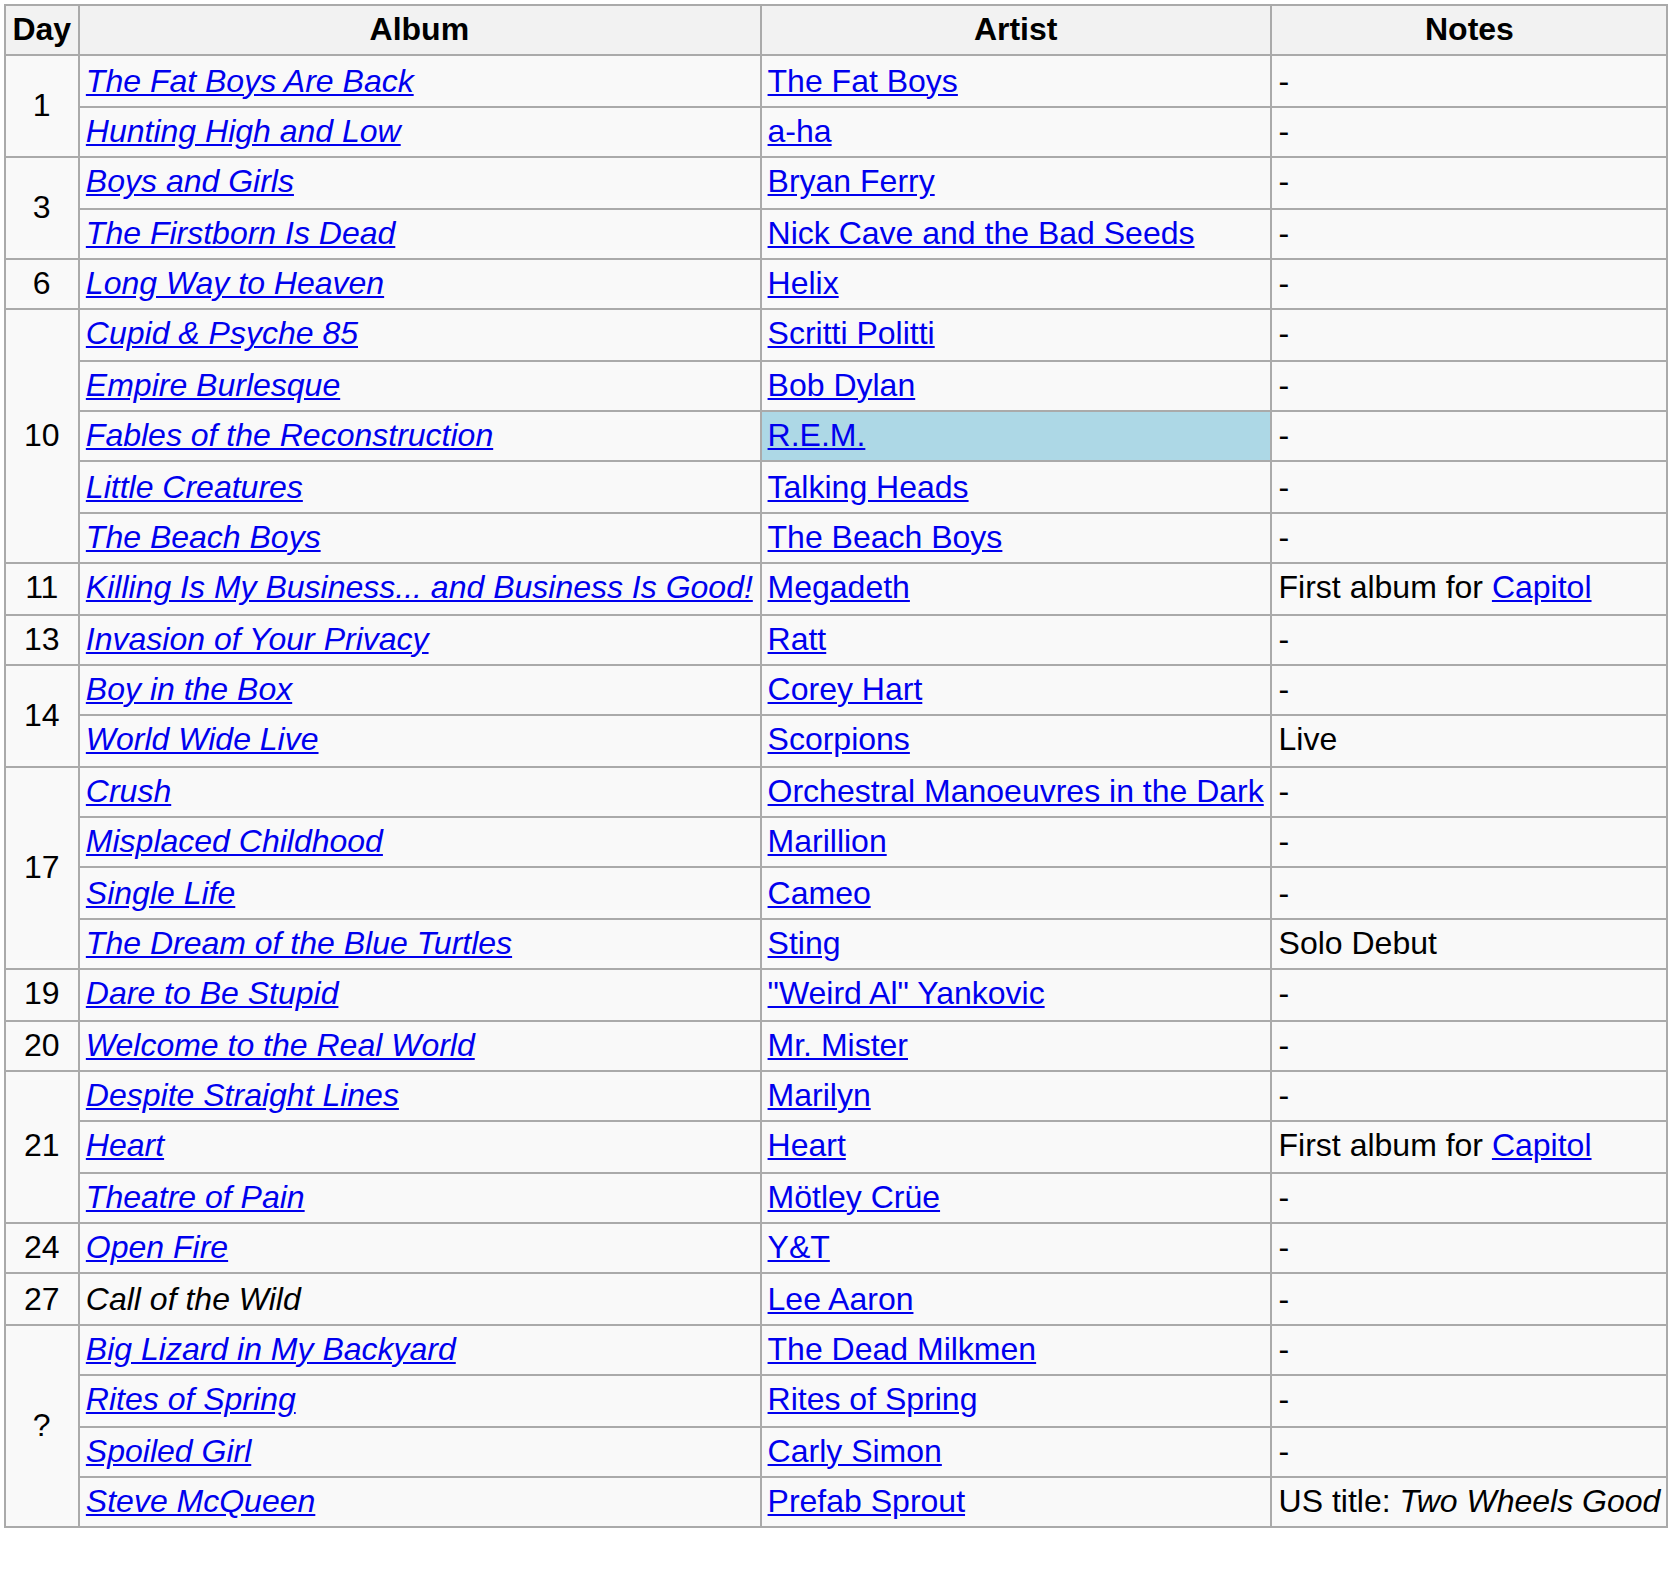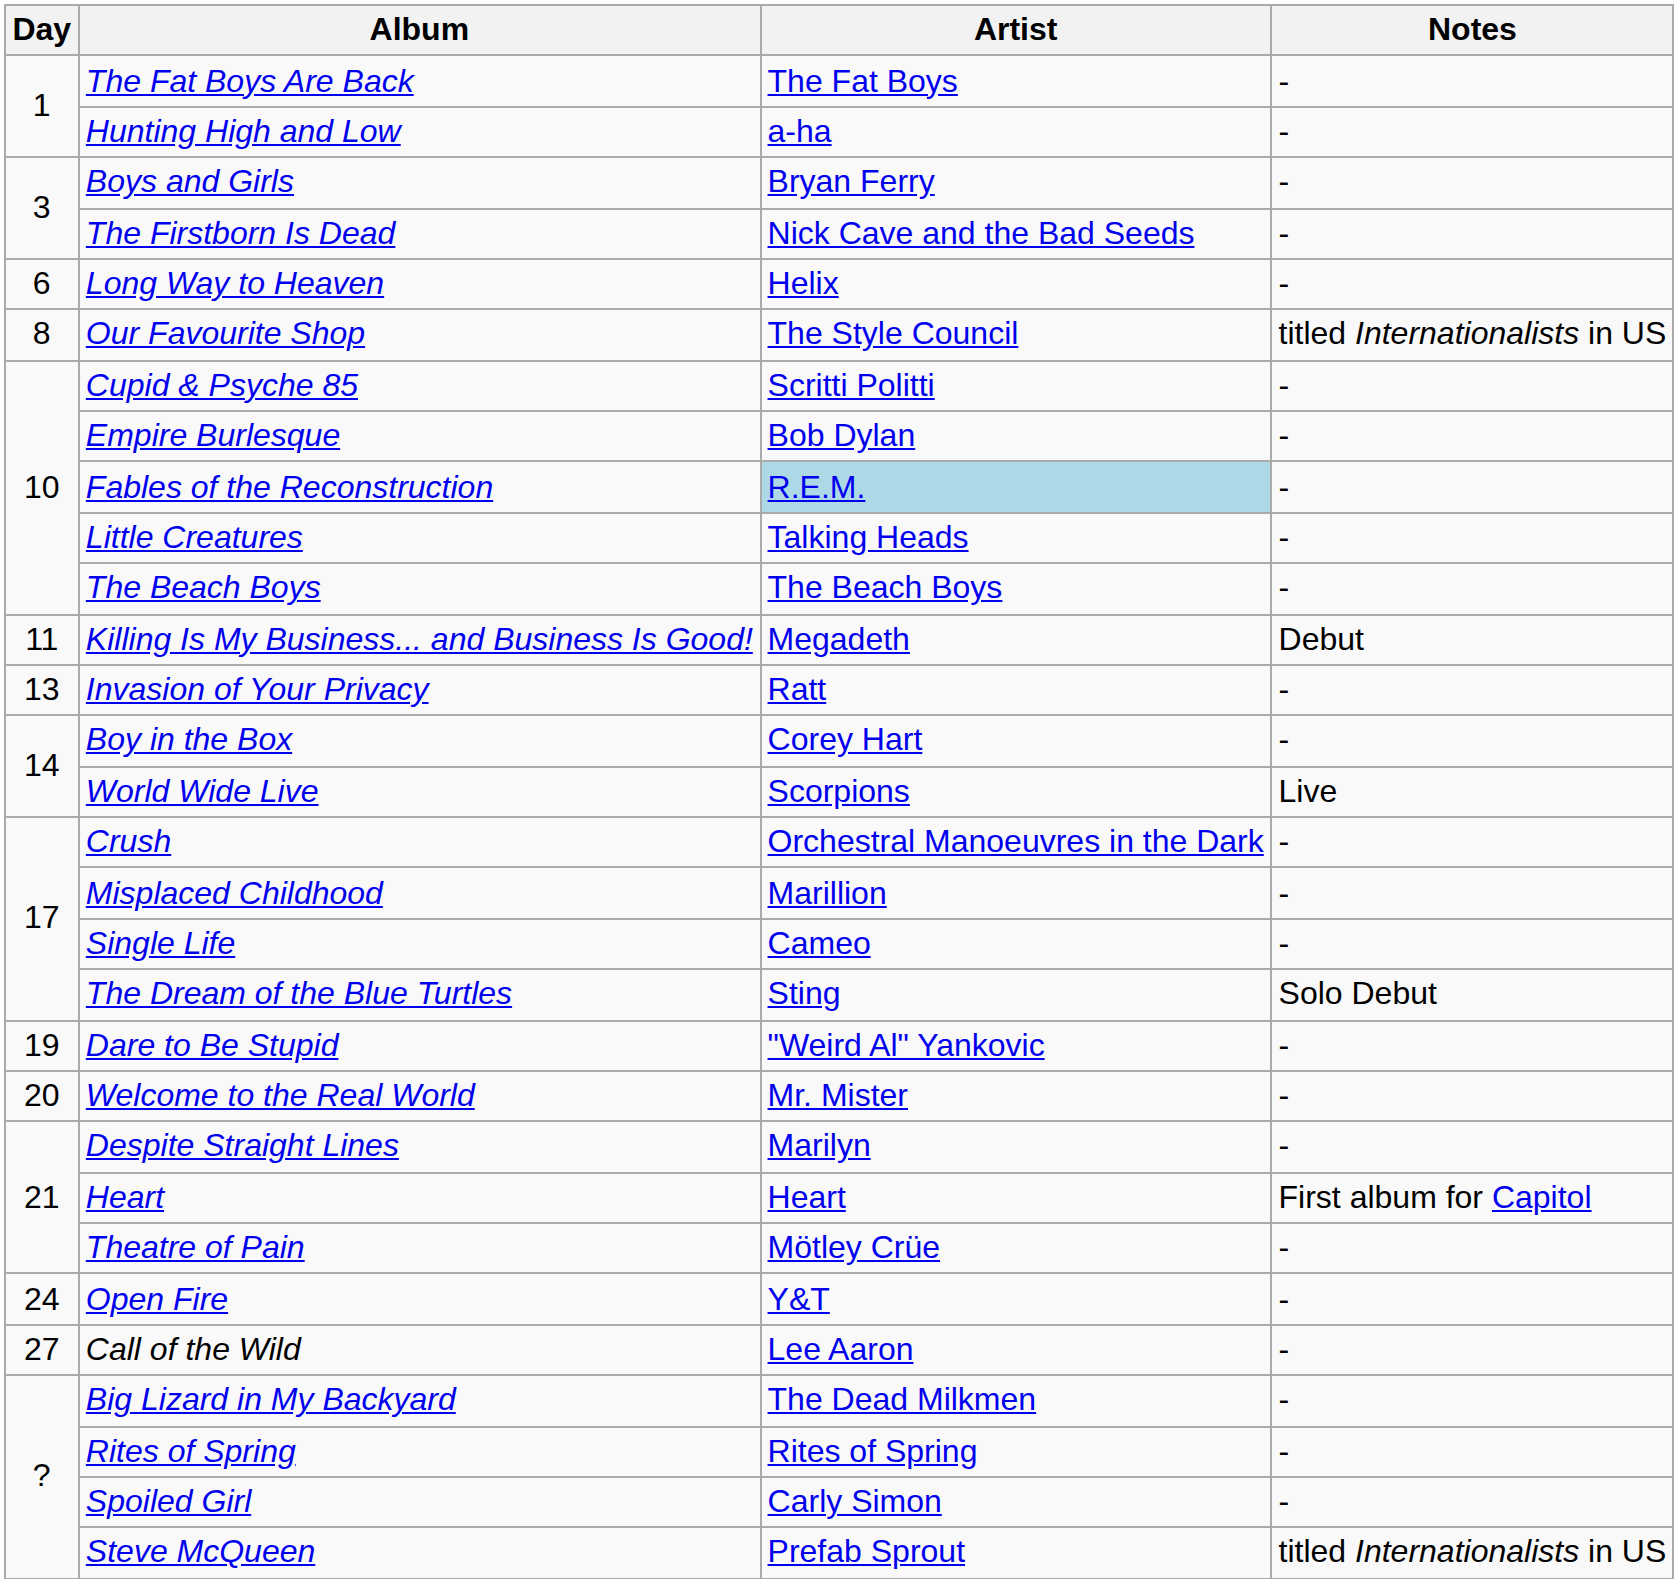+ row: (225, 334)
(1435, 588) First album for Capitol -> (1321, 638) Debut
(1469, 1501) US title: Two Wheels Good -> (1472, 1552) titled Internationalists in US
